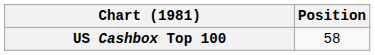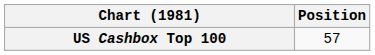(332, 39) 58 -> (332, 39) 57
